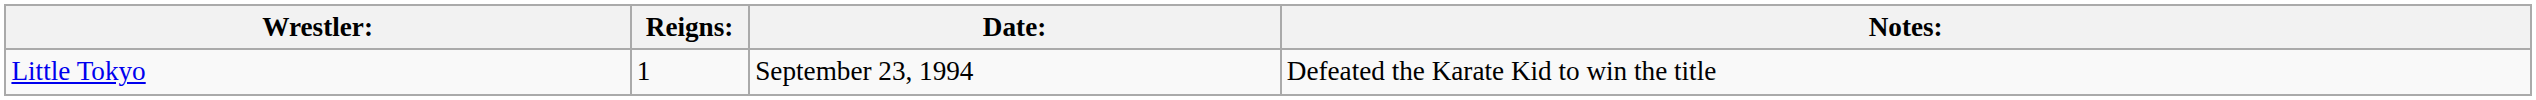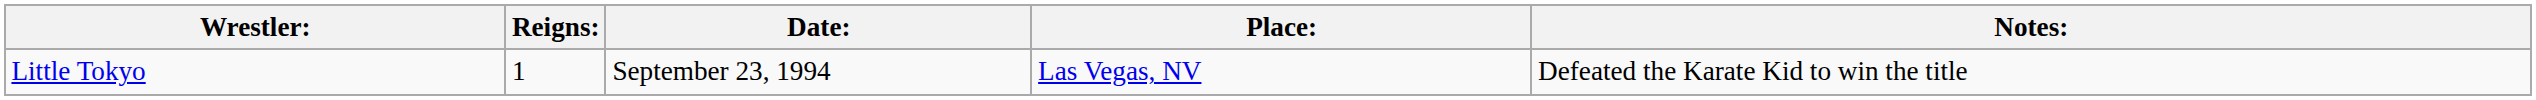+ column: (1282, 26)
